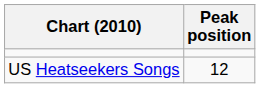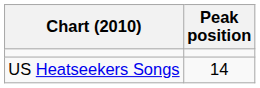(219, 69) 12 -> (219, 69) 14
